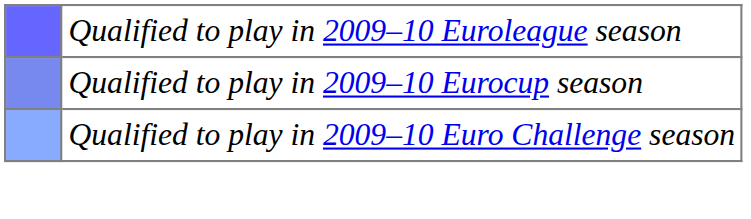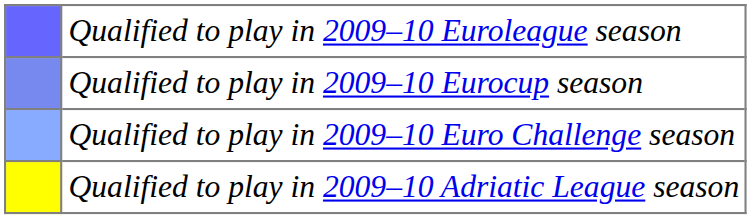+ row: (404, 186)
